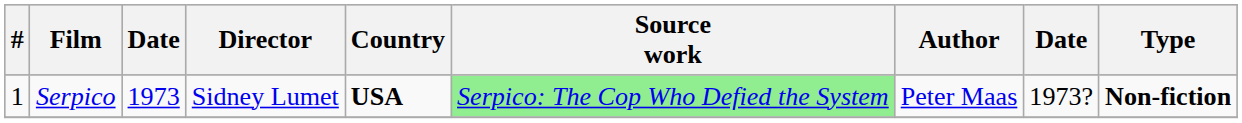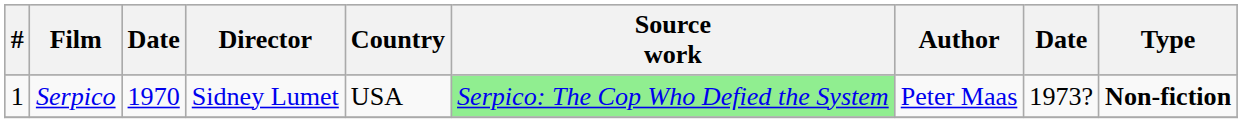(154, 95) 1973 -> (154, 95) 1970
(377, 95) bold -> (377, 95) normal
